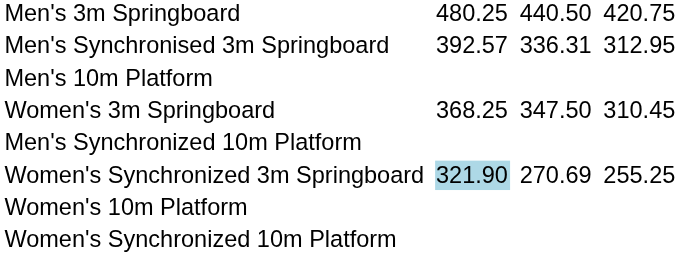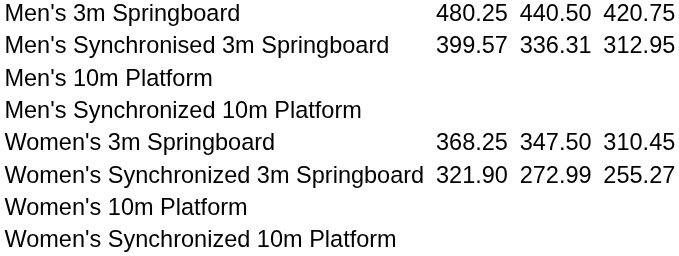(472, 45) 392.57 -> (472, 45) 399.57
rows swapped: (183, 142) <-> (140, 110)
(472, 175) lightblue background -> (472, 175) no background
(556, 175) 270.69 -> (556, 175) 272.99
(639, 175) 255.25 -> (639, 175) 255.27
